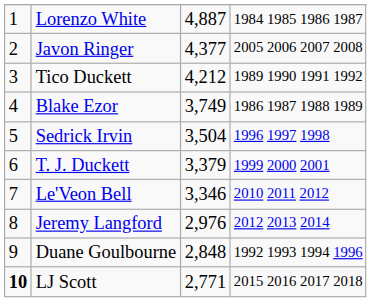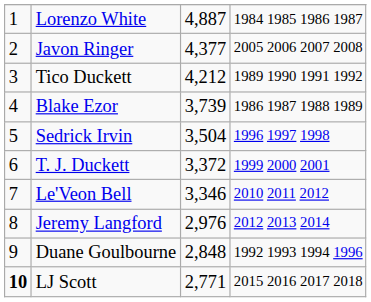(205, 106) 3,749 -> (205, 106) 3,739
(205, 164) 3,379 -> (205, 164) 3,372
